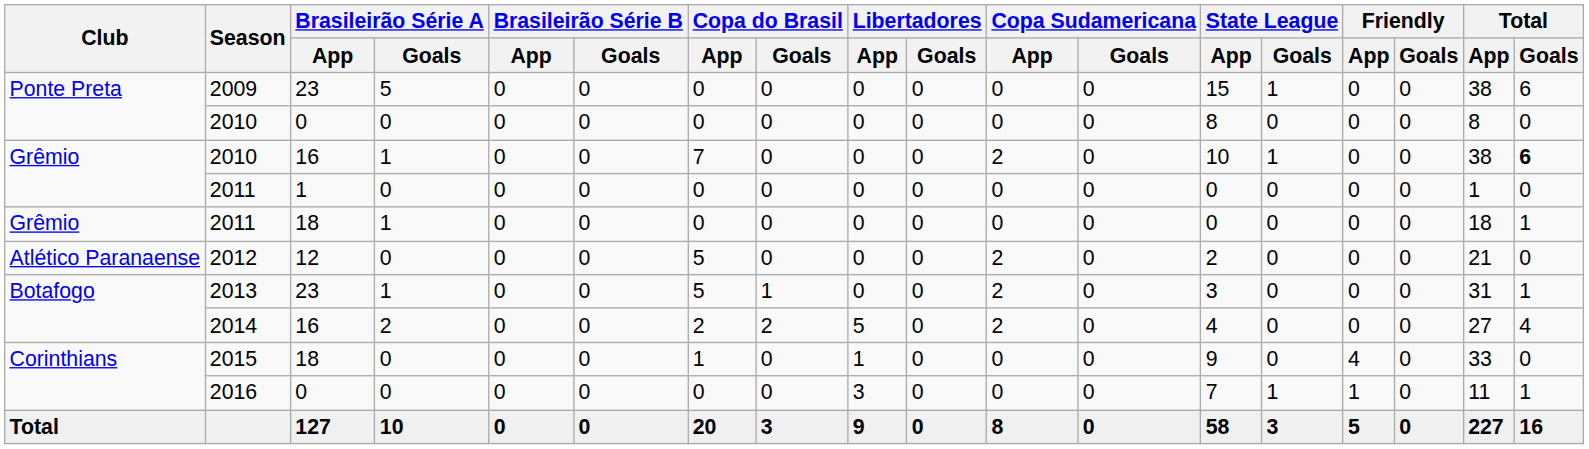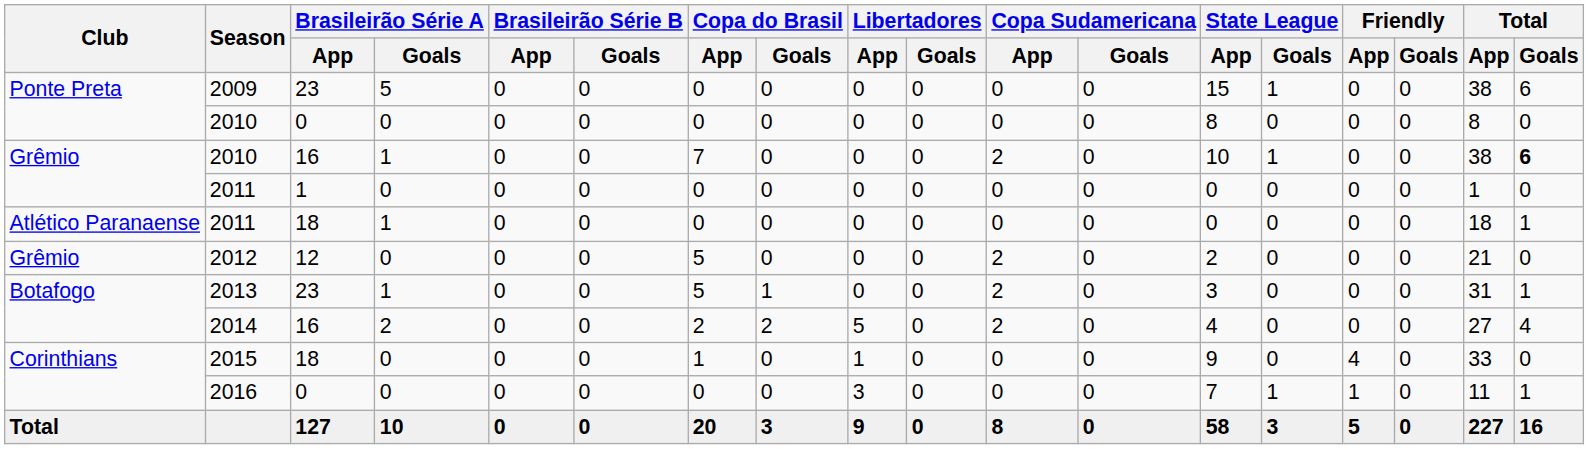(44, 223) Grêmio -> (105, 223) Atlético Paranaense
(105, 257) Atlético Paranaense -> (44, 257) Grêmio
